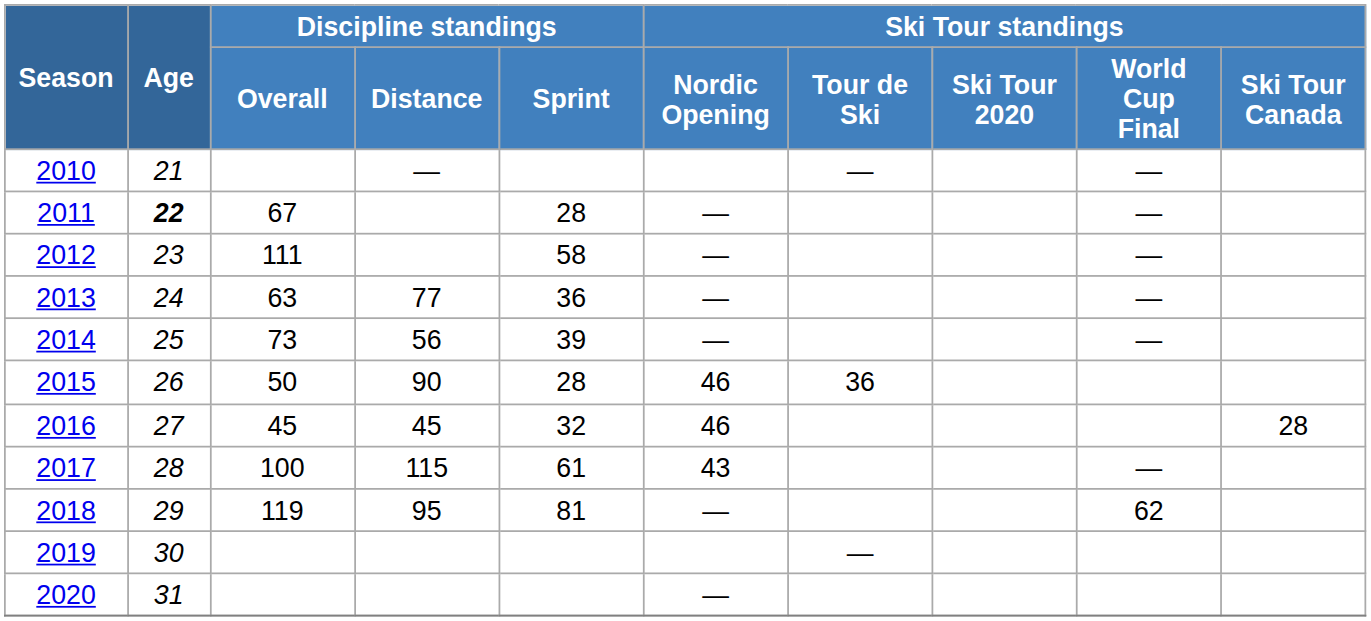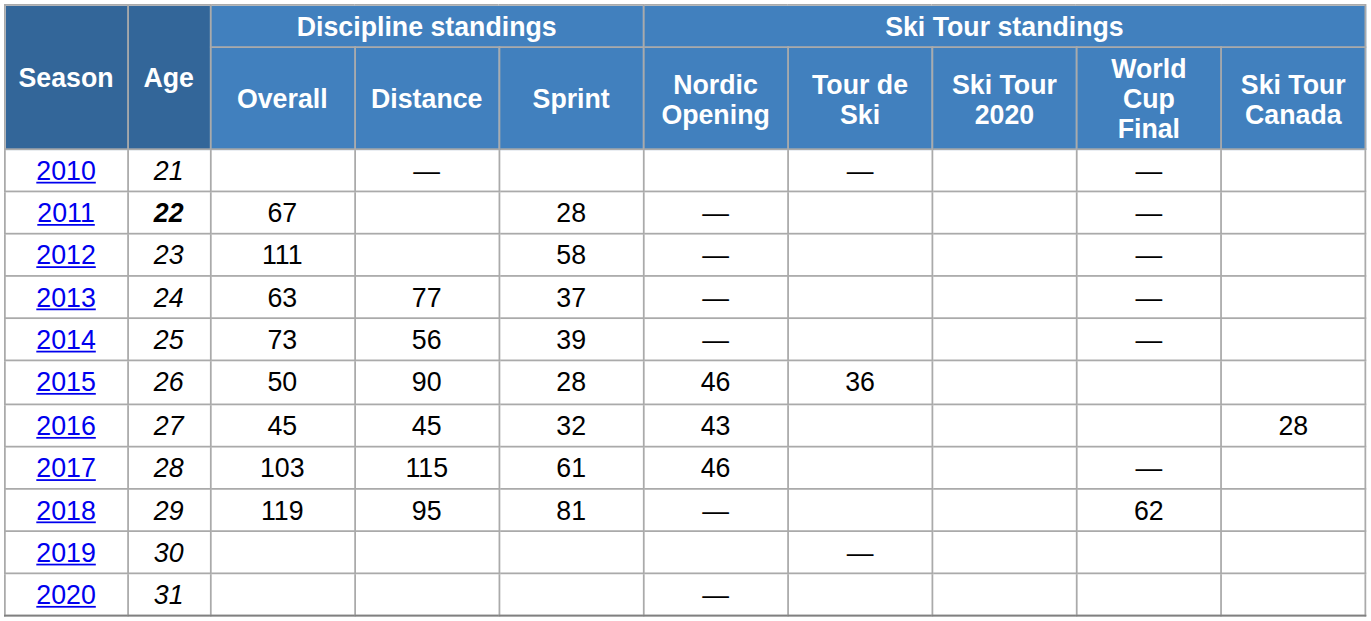(571, 298) 36 -> (571, 298) 37
(716, 425) 46 -> (716, 425) 43
(282, 467) 100 -> (282, 467) 103
(716, 467) 43 -> (716, 467) 46
